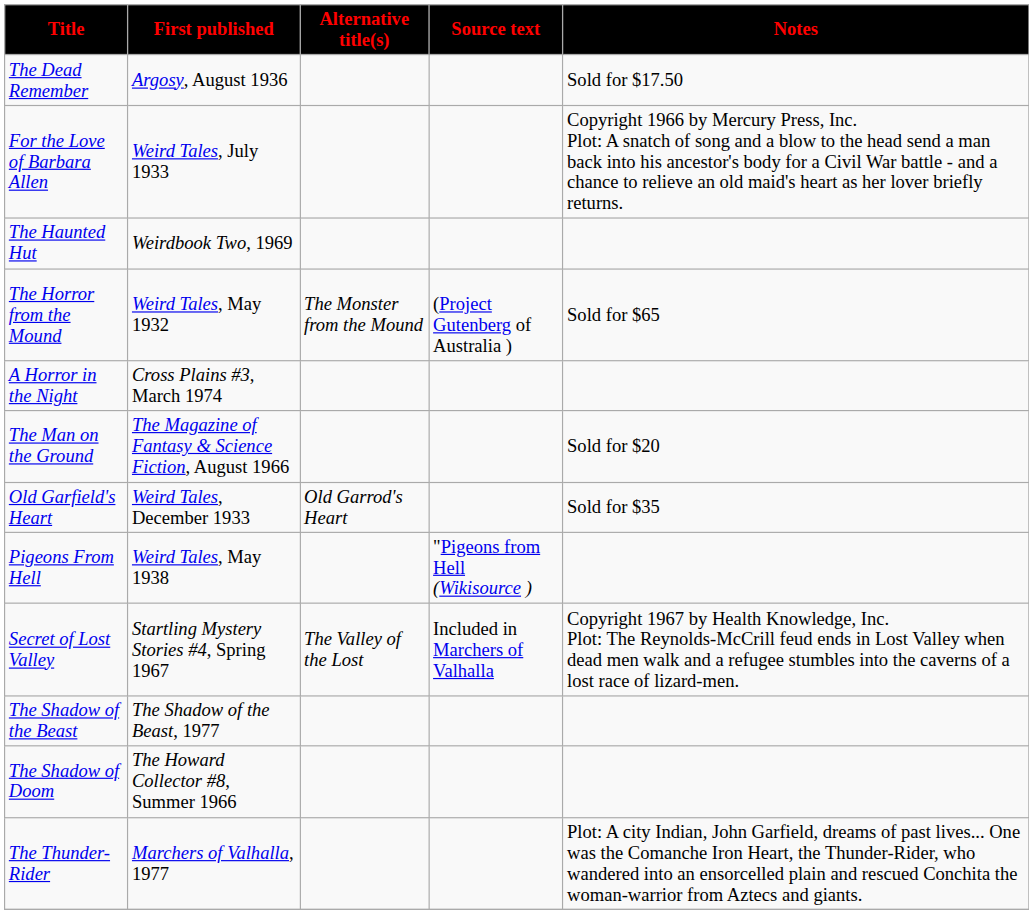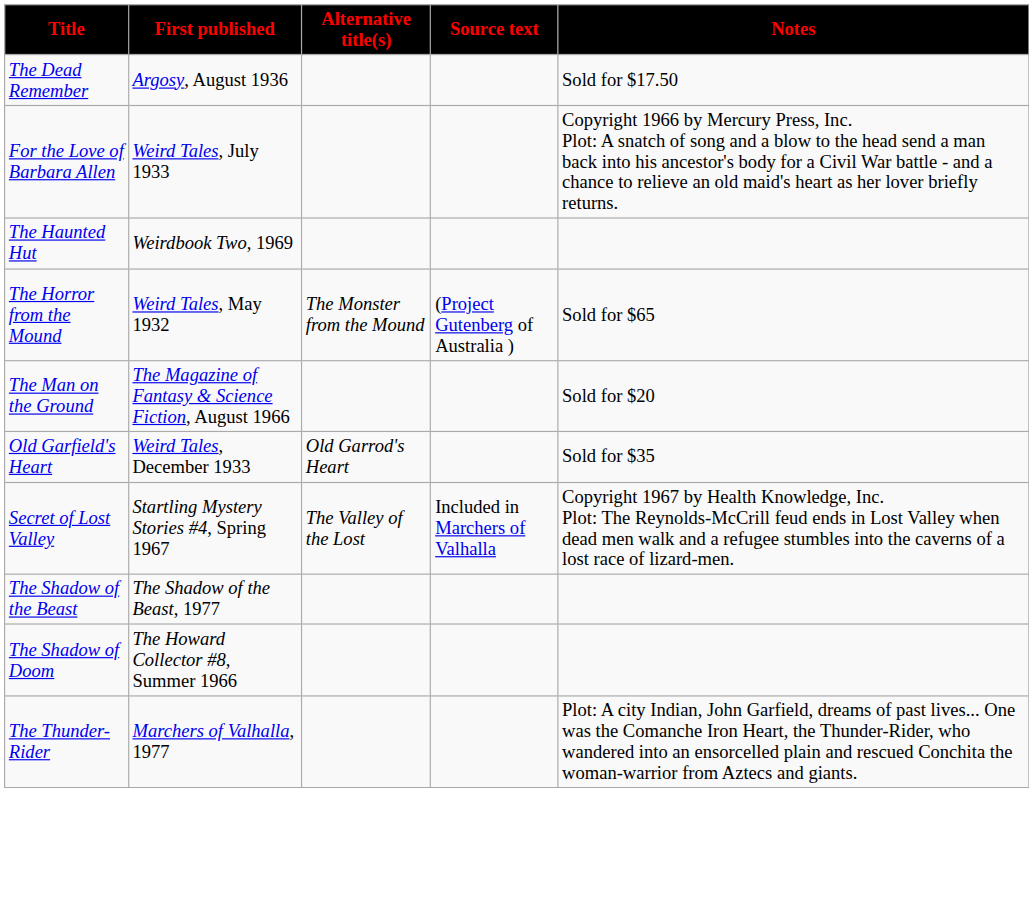- row: (53, 385)
- row: (61, 567)
